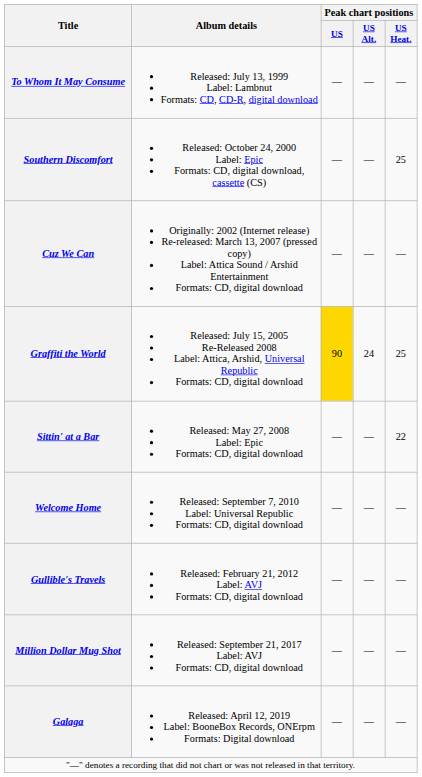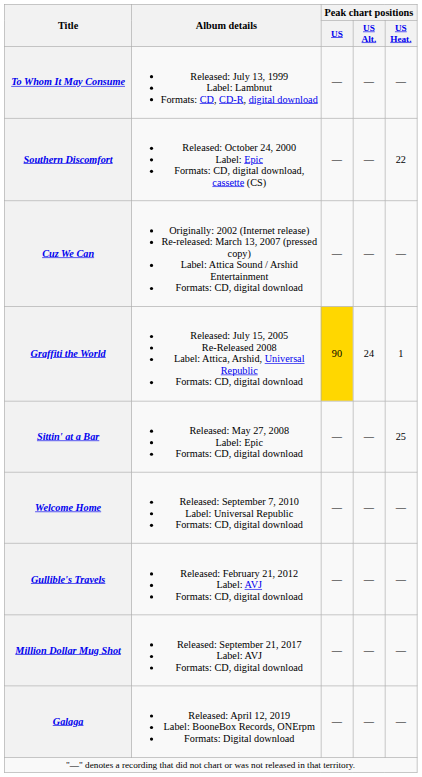(401, 159) 25 -> (401, 159) 22
(401, 353) 25 -> (401, 353) 1
(401, 436) 22 -> (401, 436) 25
